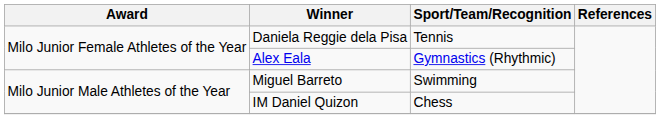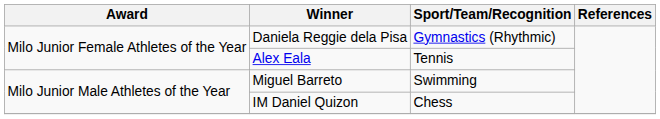(433, 37) Tennis -> (485, 37) Gymnastics (Rhythmic)
(485, 59) Gymnastics (Rhythmic) -> (433, 59) Tennis
